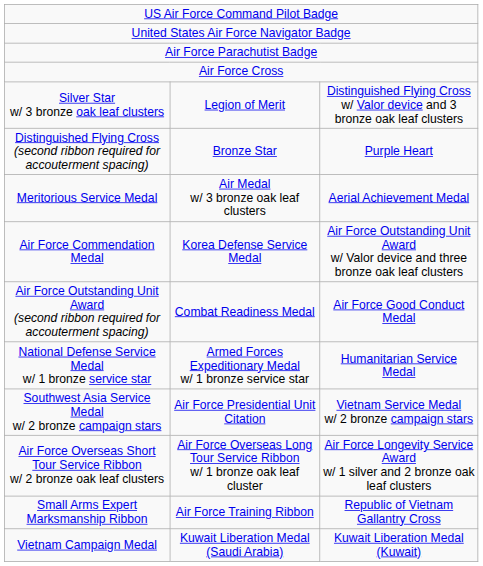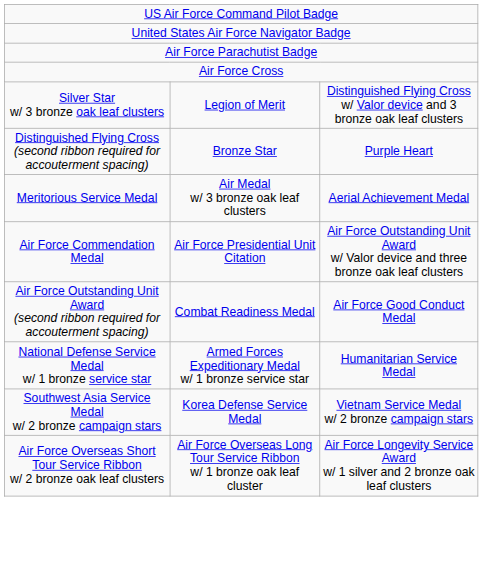(245, 251) Korea Defense Service Medal -> (245, 251) Air Force Presidential Unit Citation
(245, 412) Air Force Presidential Unit Citation -> (245, 412) Korea Defense Service Medal
- row: (87, 512)
- row: (87, 545)
